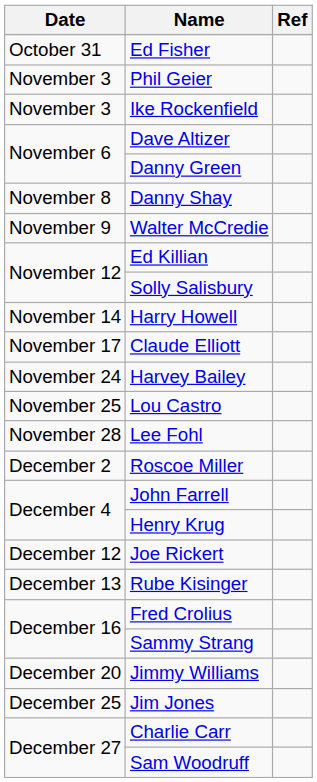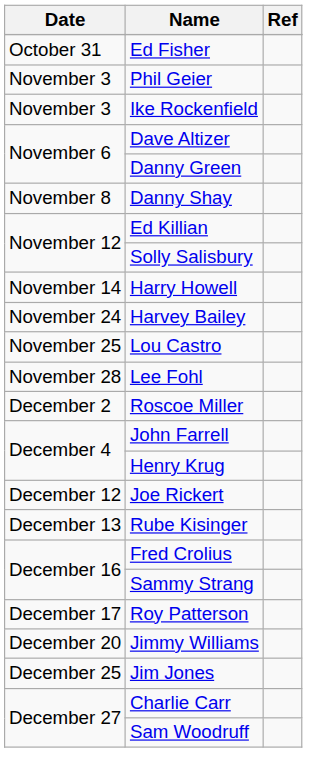- row: (199, 227)
- row: (185, 346)
+ row: (189, 613)
